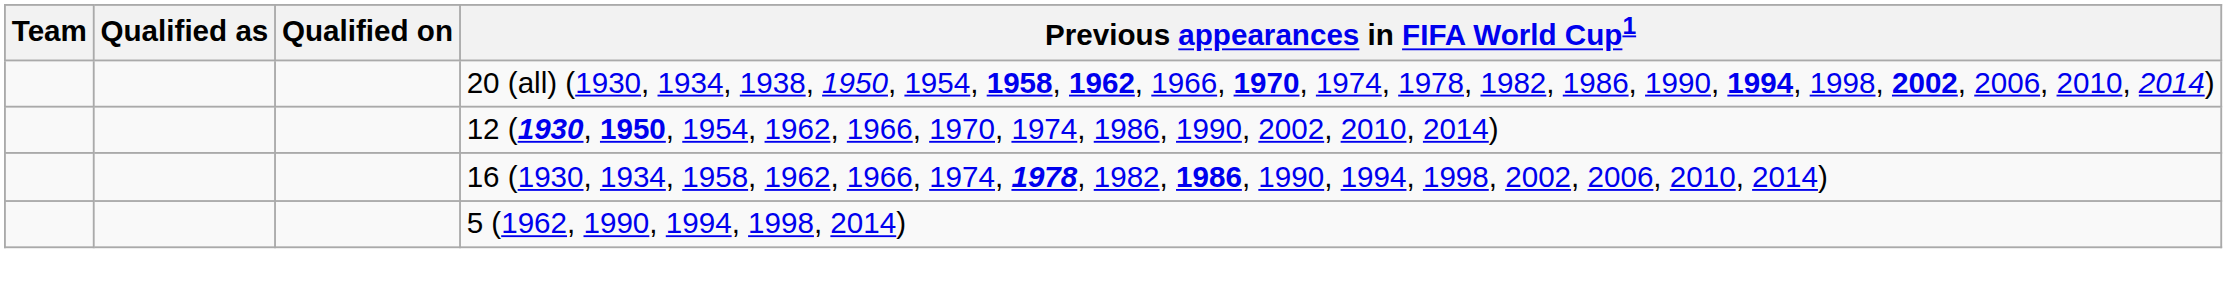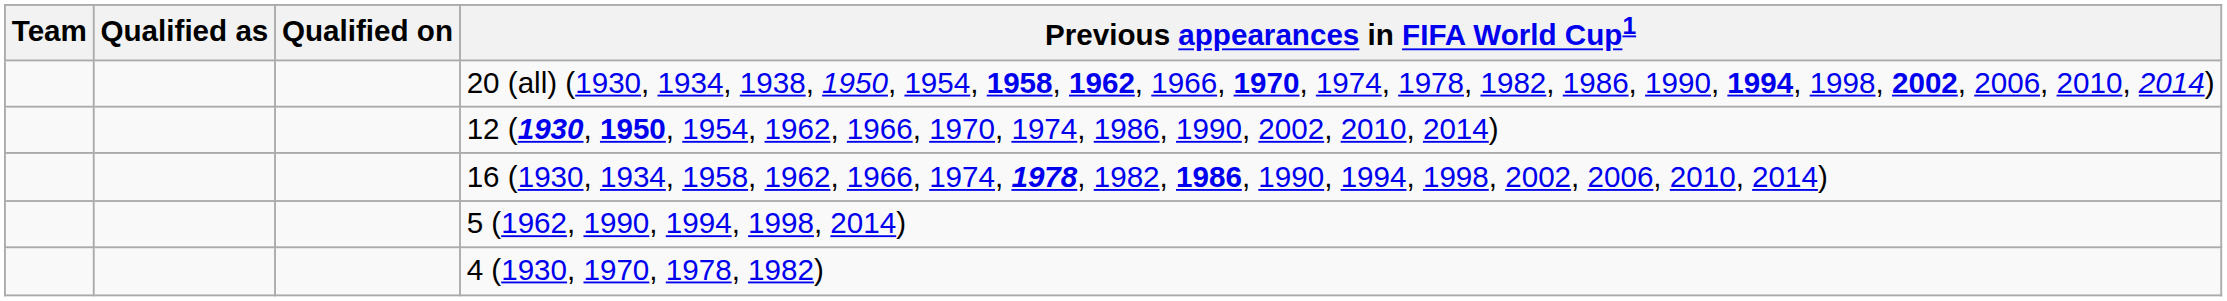+ row: (645, 270)
